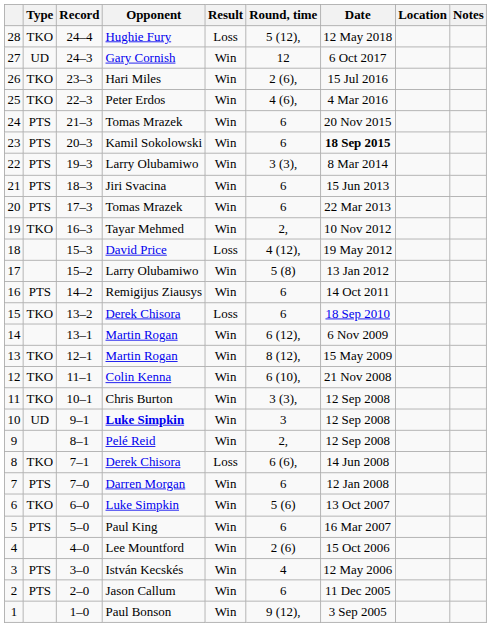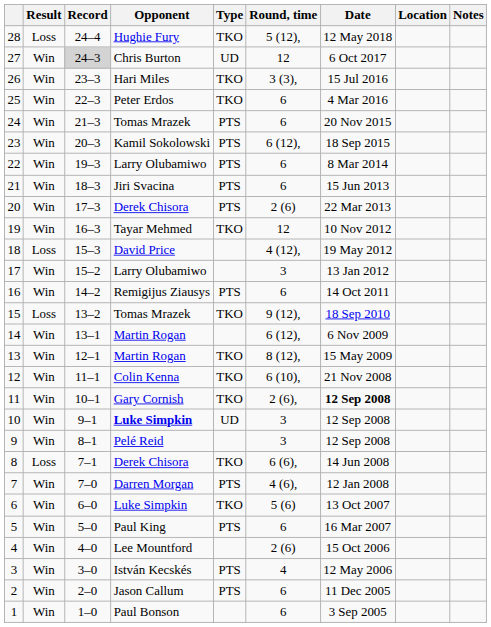columns swapped: (226, 15) <-> (40, 15)
(79, 57) no background -> (88, 57) lightgrey background
(140, 57) Gary Cornish -> (147, 57) Chris Burton
(283, 79) 2 (6), -> (283, 79) 3 (3),
(283, 100) 4 (6), -> (283, 100) 6
(283, 143) 6 -> (283, 143) 6 (12),
(358, 143) bold -> (358, 143) normal
(283, 164) 3 (3), -> (283, 164) 6
(144, 207) Tomas Mrazek -> (151, 207) Derek Chisora
(283, 207) 6 -> (283, 207) 2 (6)
(283, 228) 2, -> (283, 228) 12
(283, 270) 5 (8) -> (283, 270) 3
(143, 313) Derek Chisora -> (152, 313) Tomas Mrazek
(283, 313) 6 -> (283, 313) 9 (12),
(139, 398) Chris Burton -> (149, 398) Gary Cornish
(283, 398) 3 (3), -> (283, 398) 2 (6),
(358, 398) normal -> (358, 398) bold
(283, 441) 2, -> (283, 441) 3
(283, 484) 6 -> (283, 484) 4 (6),
(283, 611) 9 (12), -> (283, 611) 6
